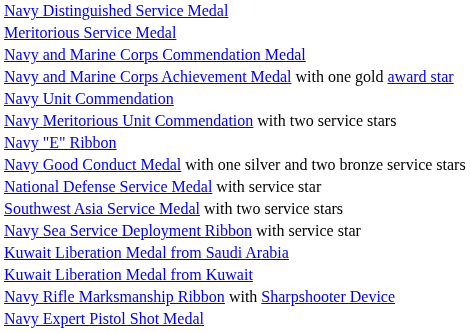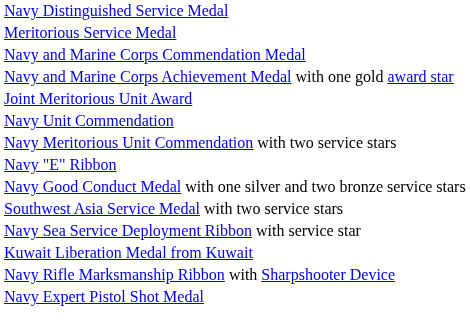+ row: (98, 98)
- row: (163, 186)
- row: (146, 252)
